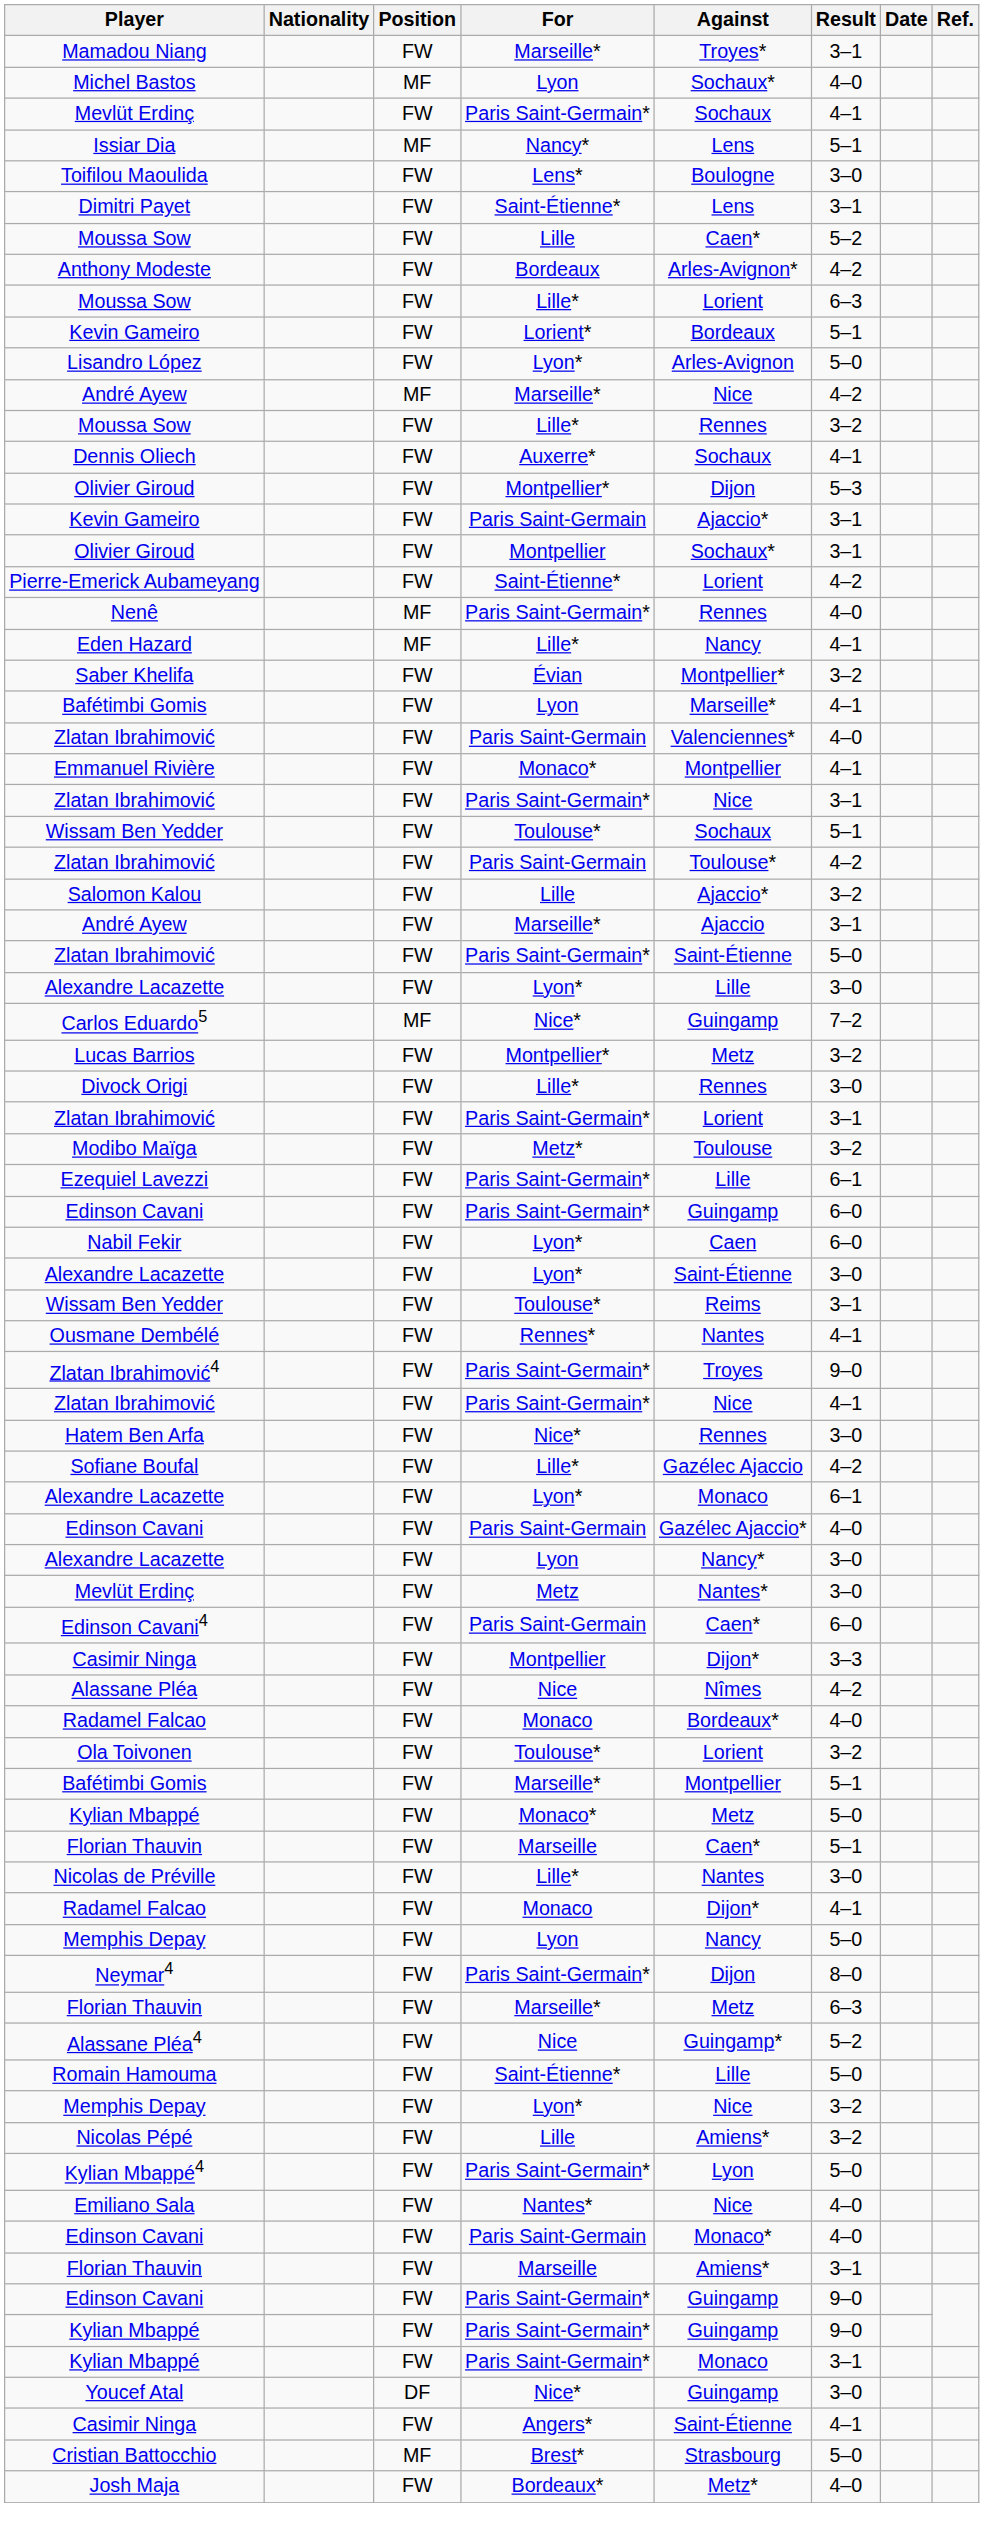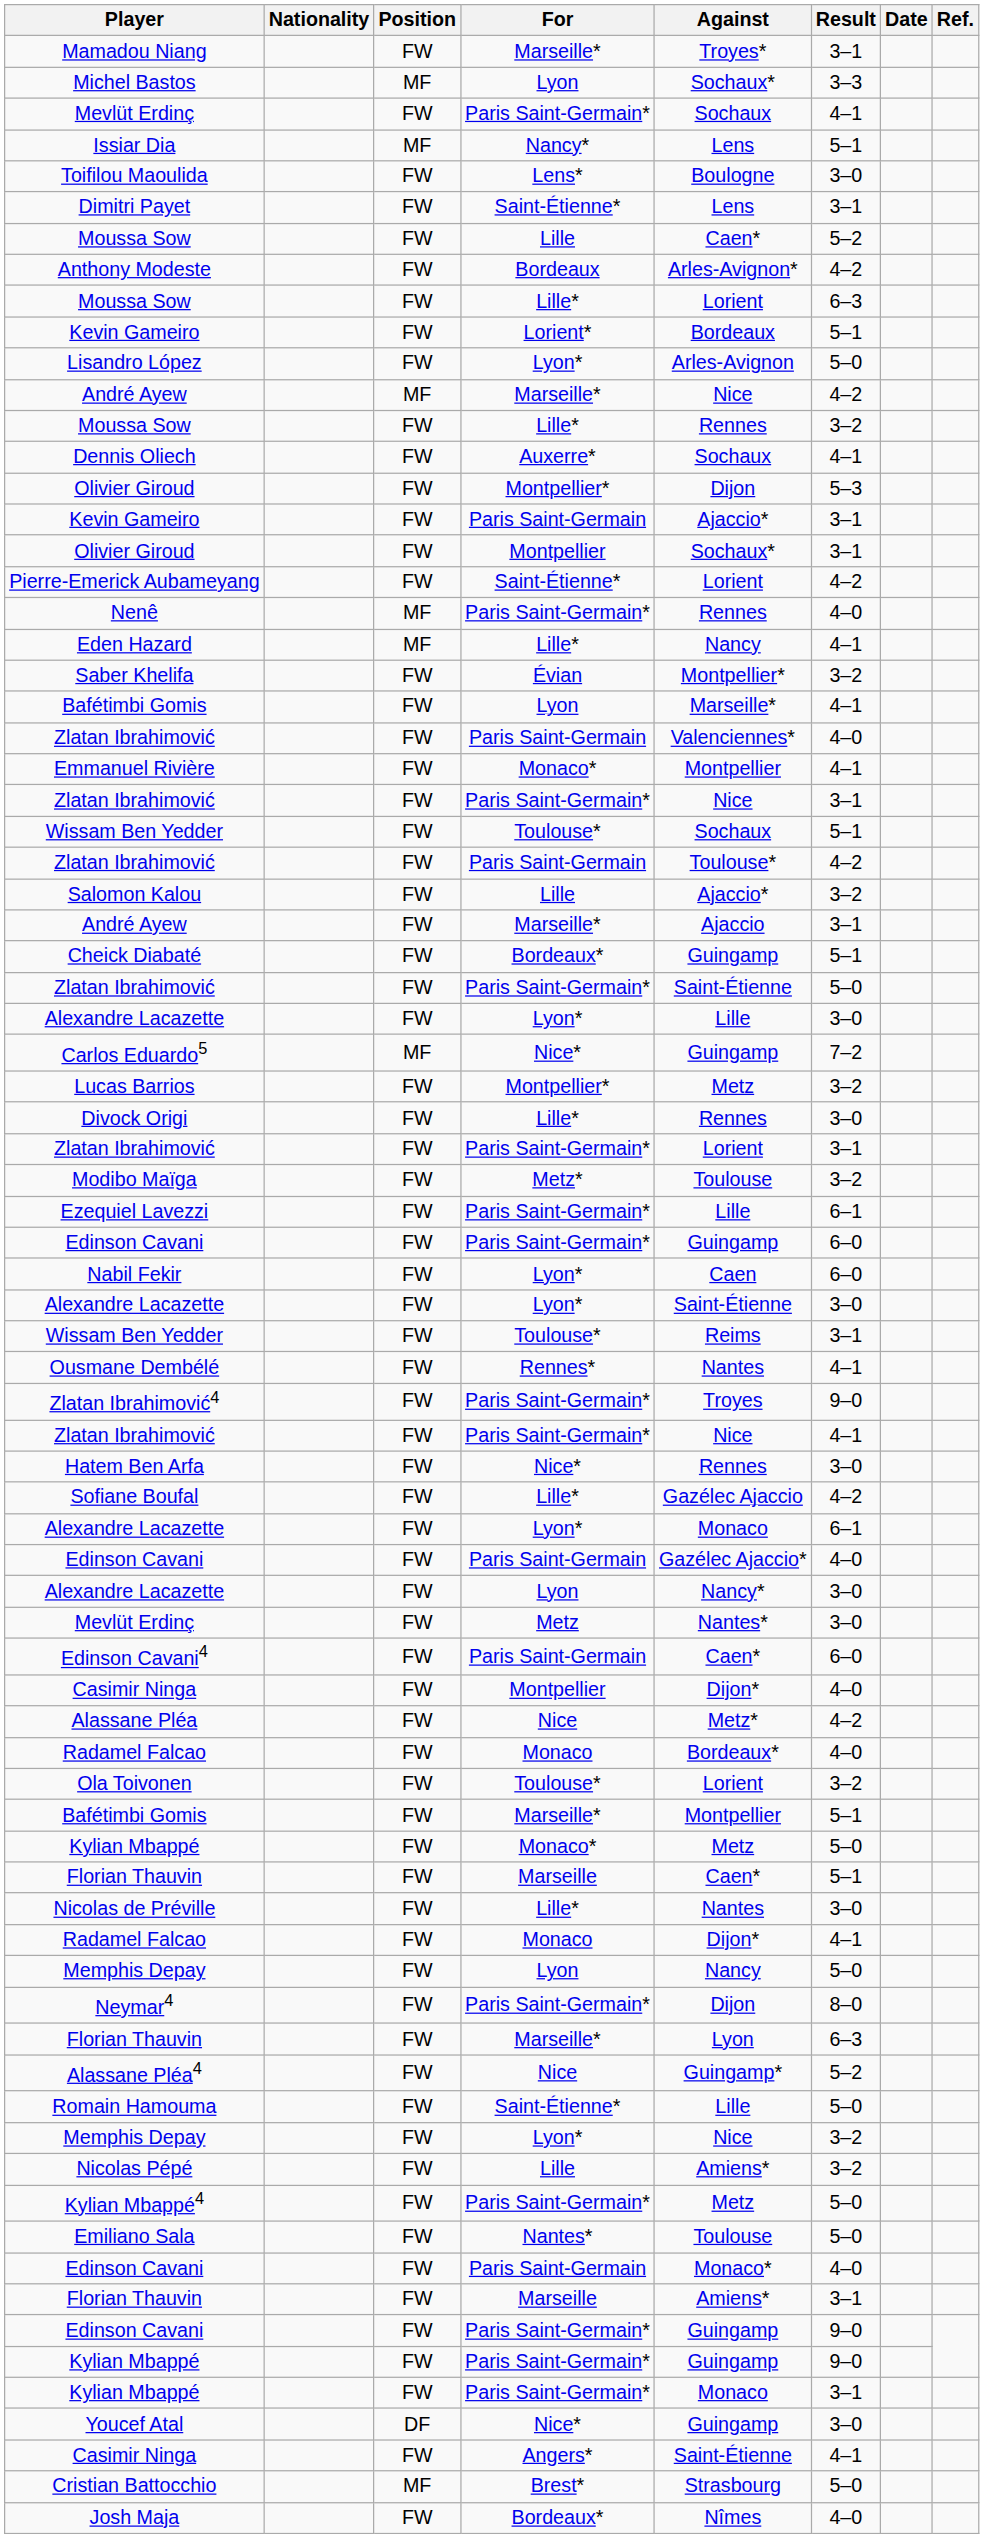(846, 82) 4–0 -> (846, 82) 3–3
+ row: (134, 956)
(846, 1659) 3–3 -> (846, 1690) 4–0
(733, 1690) Nîmes -> (733, 1721) Metz*
(733, 2007) Metz -> (733, 2038) Lyon
(733, 2171) Lyon -> (733, 2202) Metz
(733, 2205) Nice -> (733, 2236) Toulouse
(846, 2205) 4–0 -> (846, 2236) 5–0
(733, 2486) Metz* -> (733, 2517) Nîmes
